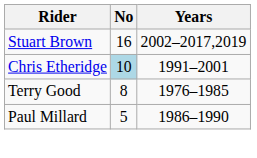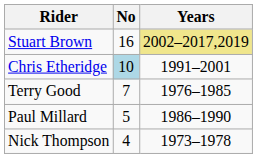(194, 41) no background -> (196, 41) khaki background
(124, 91) 8 -> (126, 91) 7
+ row: (59, 141)
